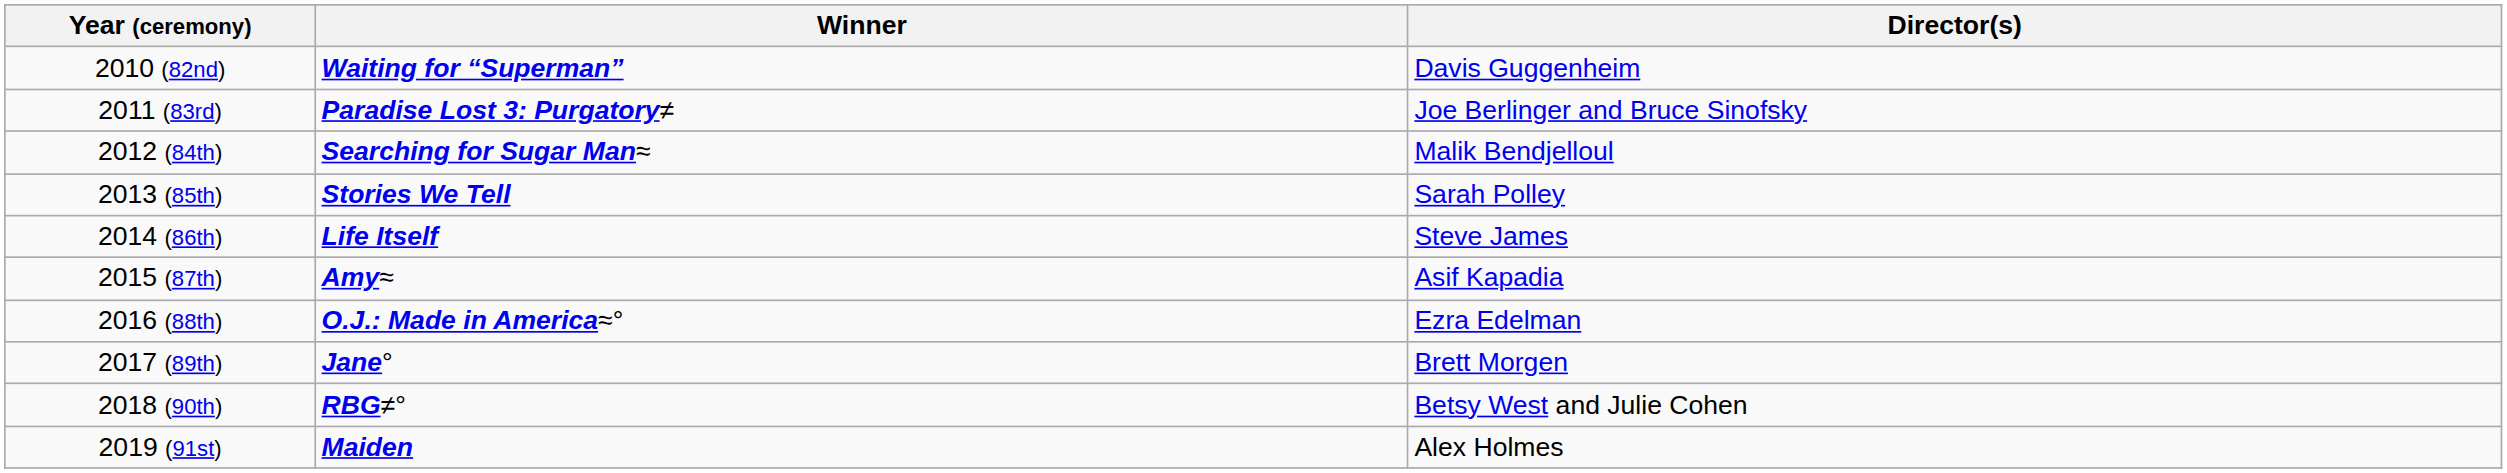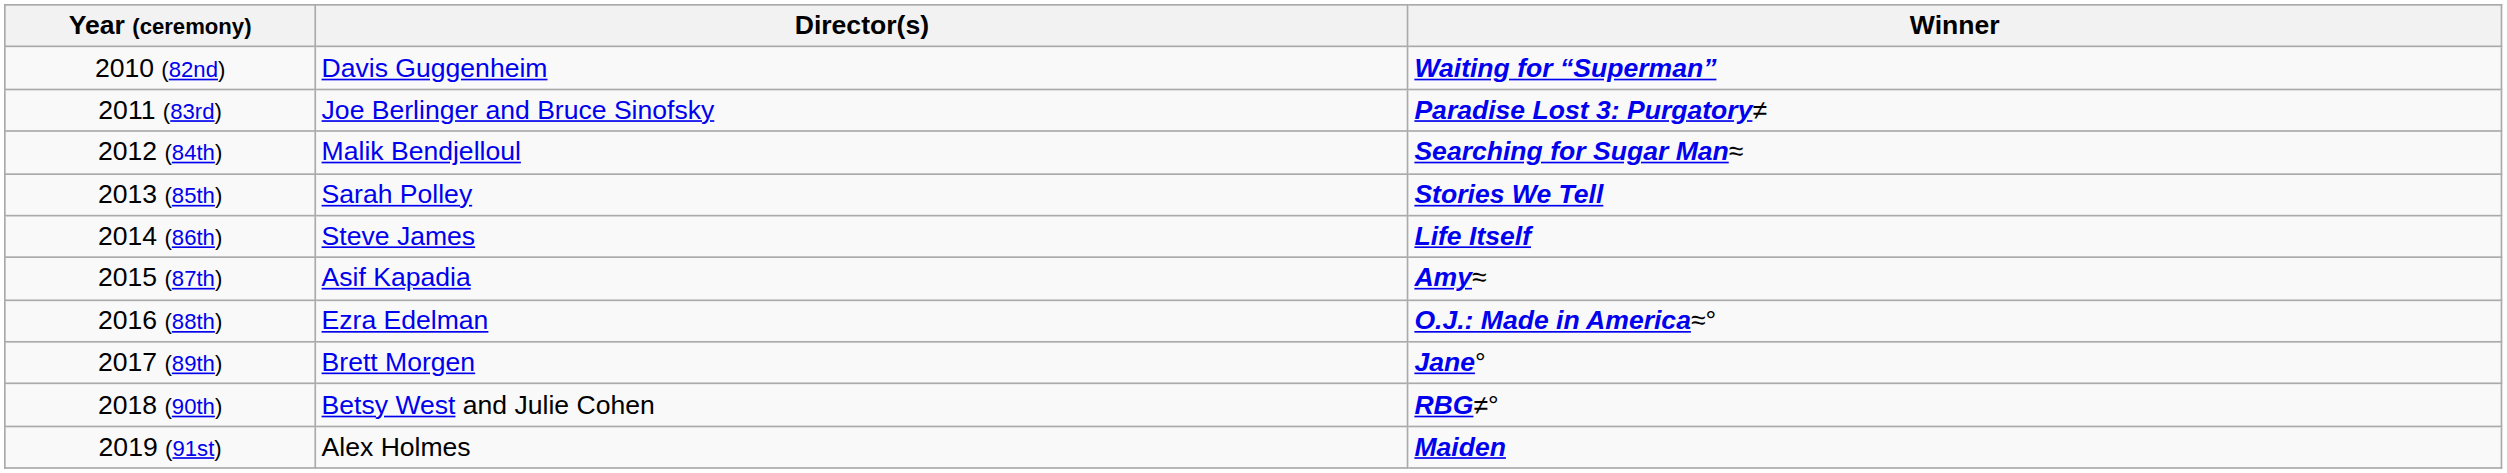columns swapped: (862, 25) <-> (1955, 25)
